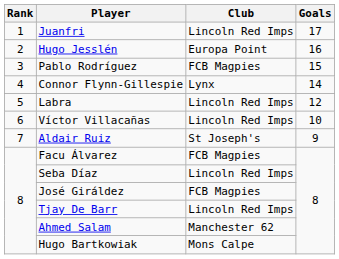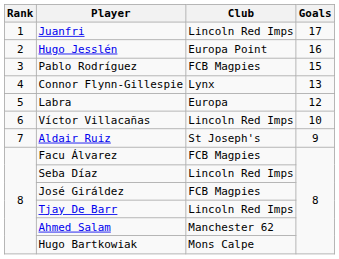(315, 85) 14 -> (315, 85) 13
(241, 102) Lincoln Red Imps -> (208, 102) Europa
